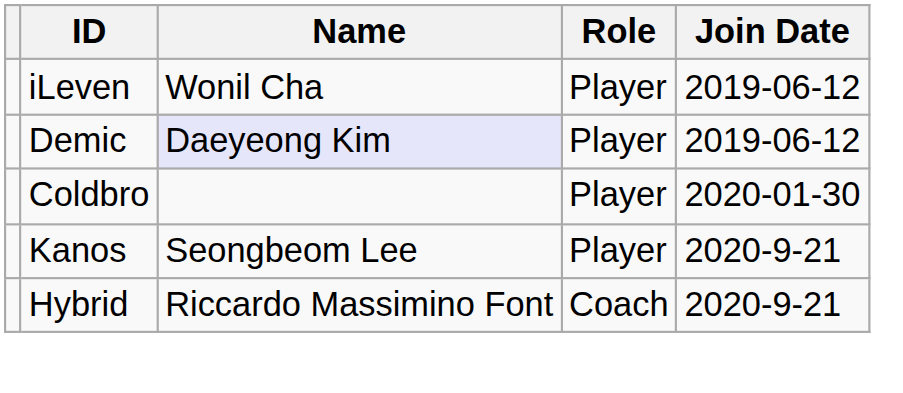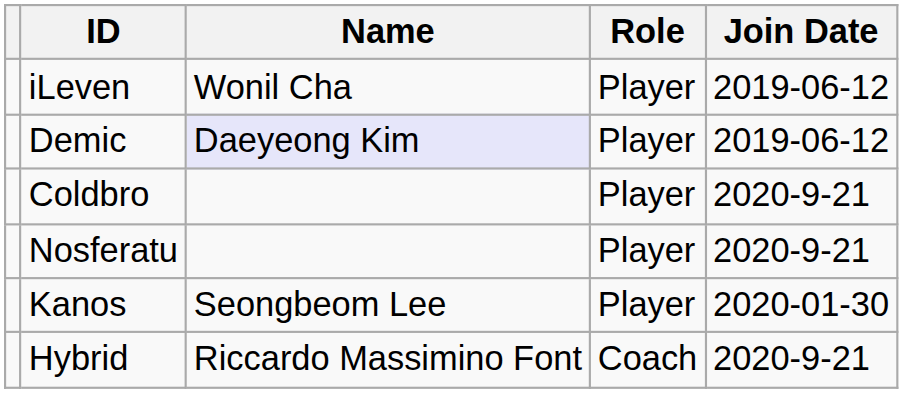(772, 195) 2020-01-30 -> (792, 195) 2020-9-21
+ row: (103, 250)
(763, 250) 2020-9-21 -> (801, 304) 2020-01-30
